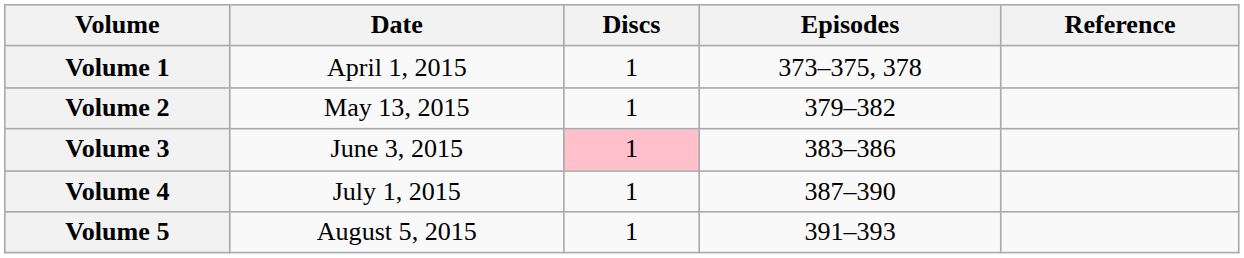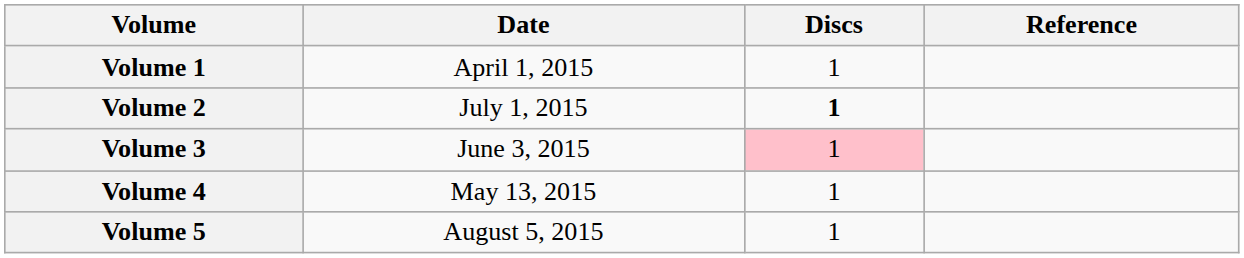- column: (850, 25)
(397, 107) May 13, 2015 -> (523, 107) July 1, 2015
(631, 107) normal -> (834, 107) bold
(397, 190) July 1, 2015 -> (523, 190) May 13, 2015
